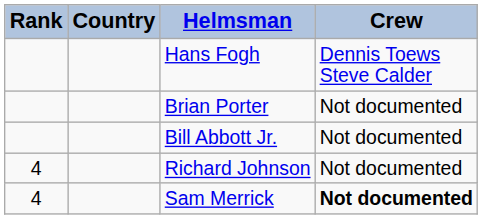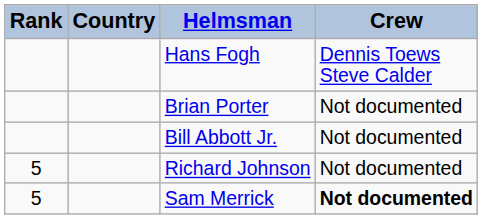(36, 168) 4 -> (36, 168) 5
(36, 199) 4 -> (36, 199) 5
